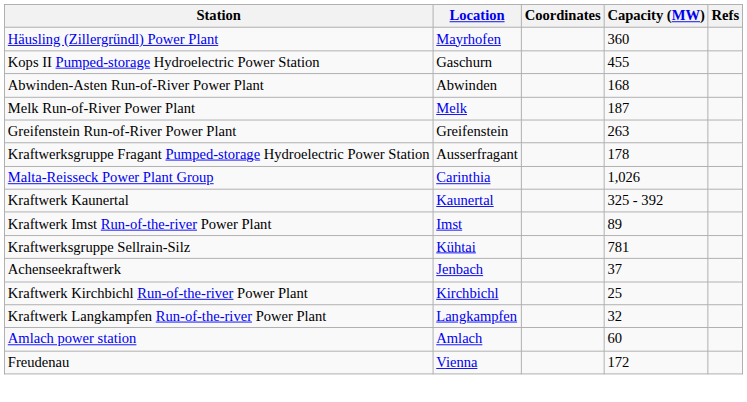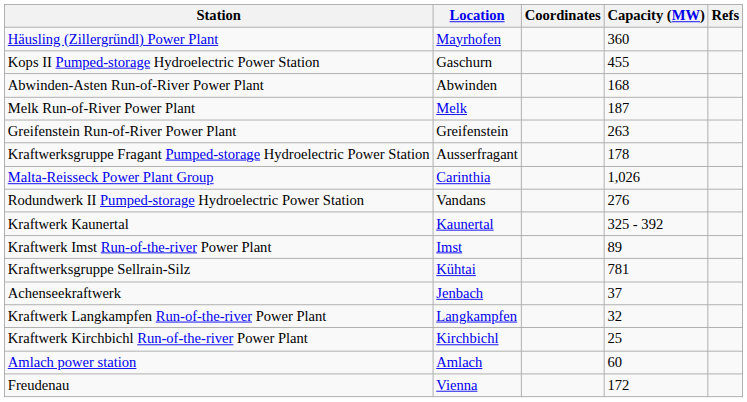+ row: (186, 200)
rows swapped: (158, 293) <-> (167, 316)
